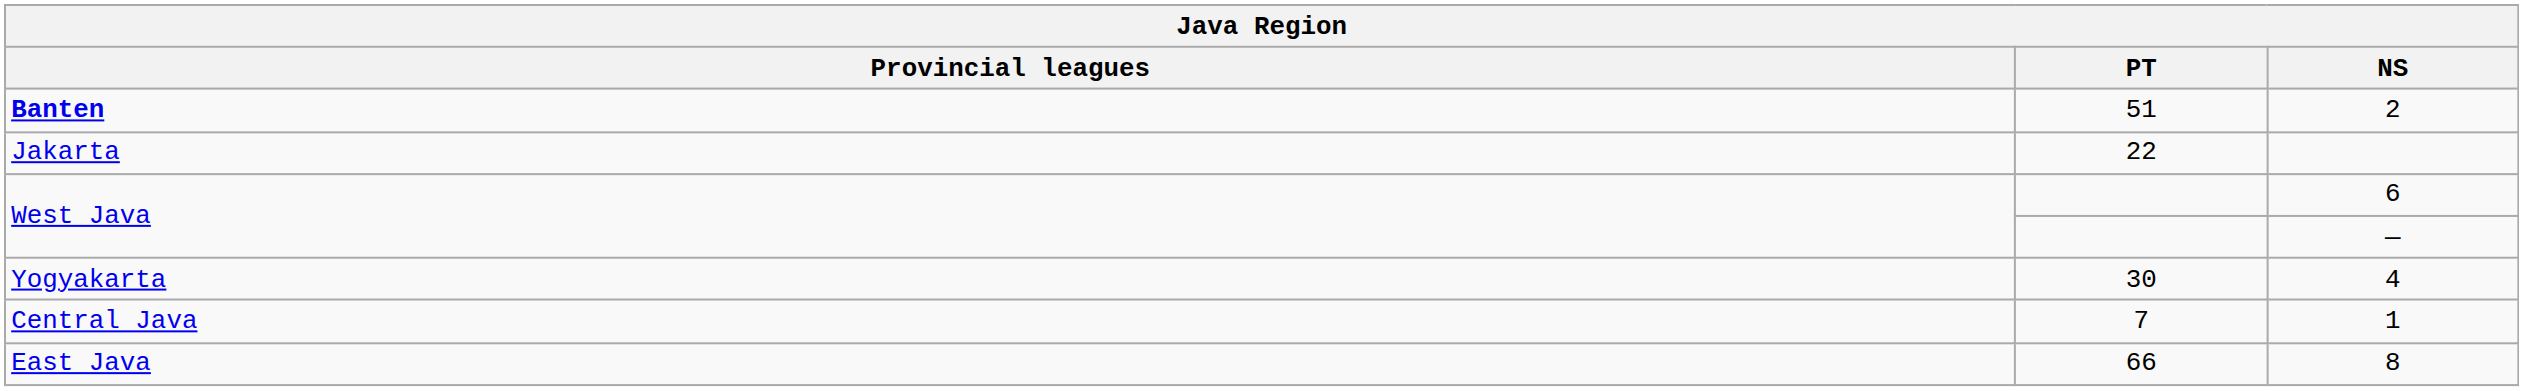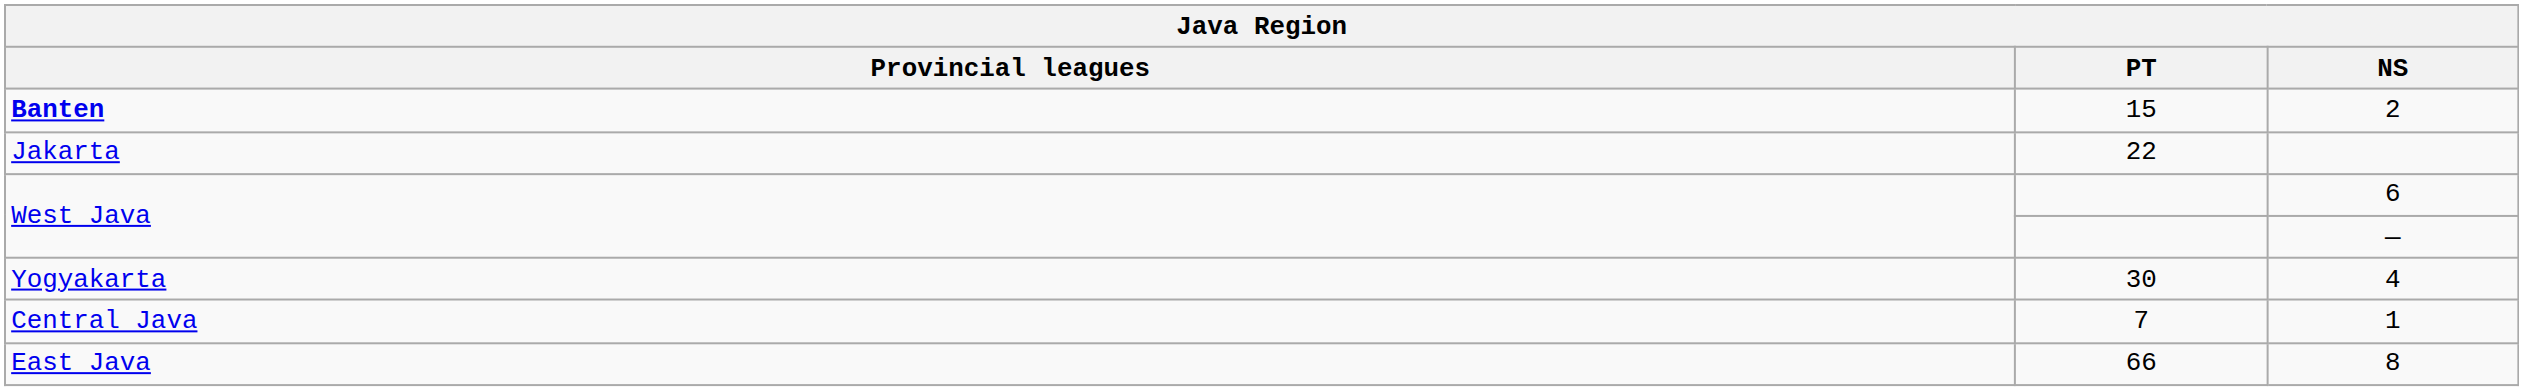(2141, 110) 51 -> (2141, 110) 15
